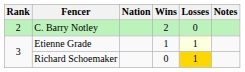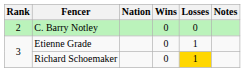(166, 28) 2 -> (166, 28) 0
(166, 43) 1 -> (166, 43) 0
(195, 43) lightyellow background -> (195, 43) no background
